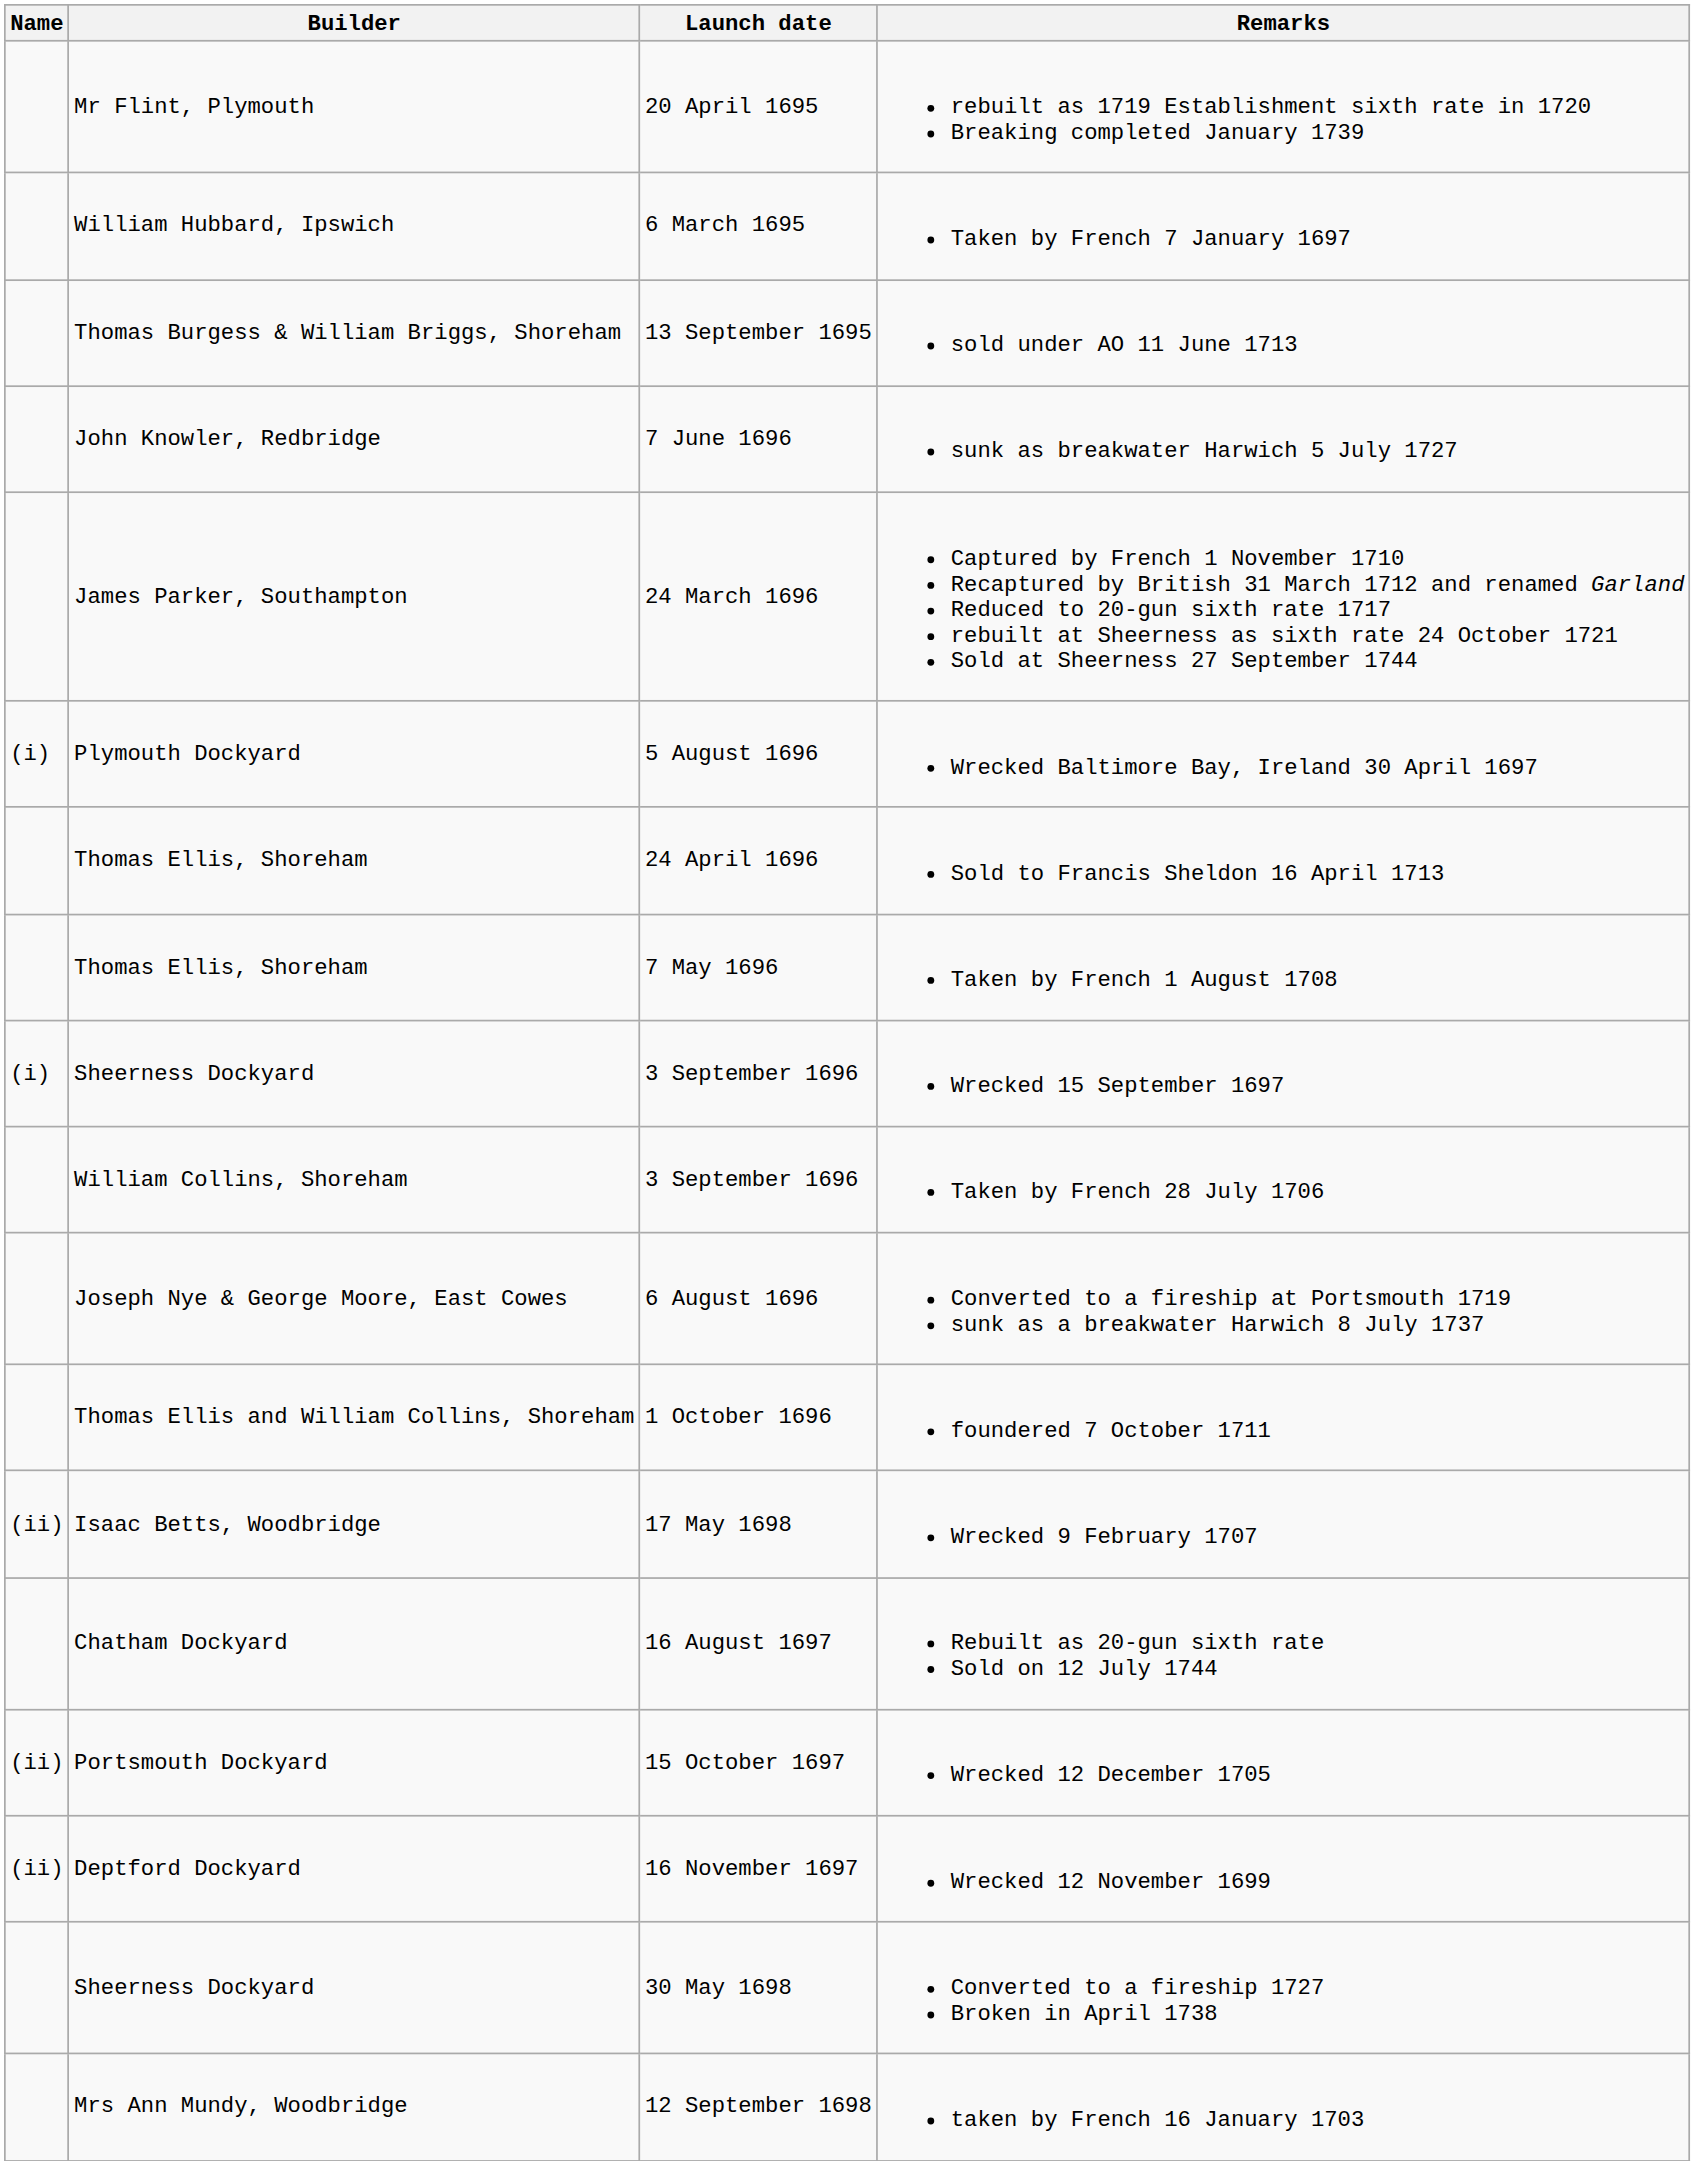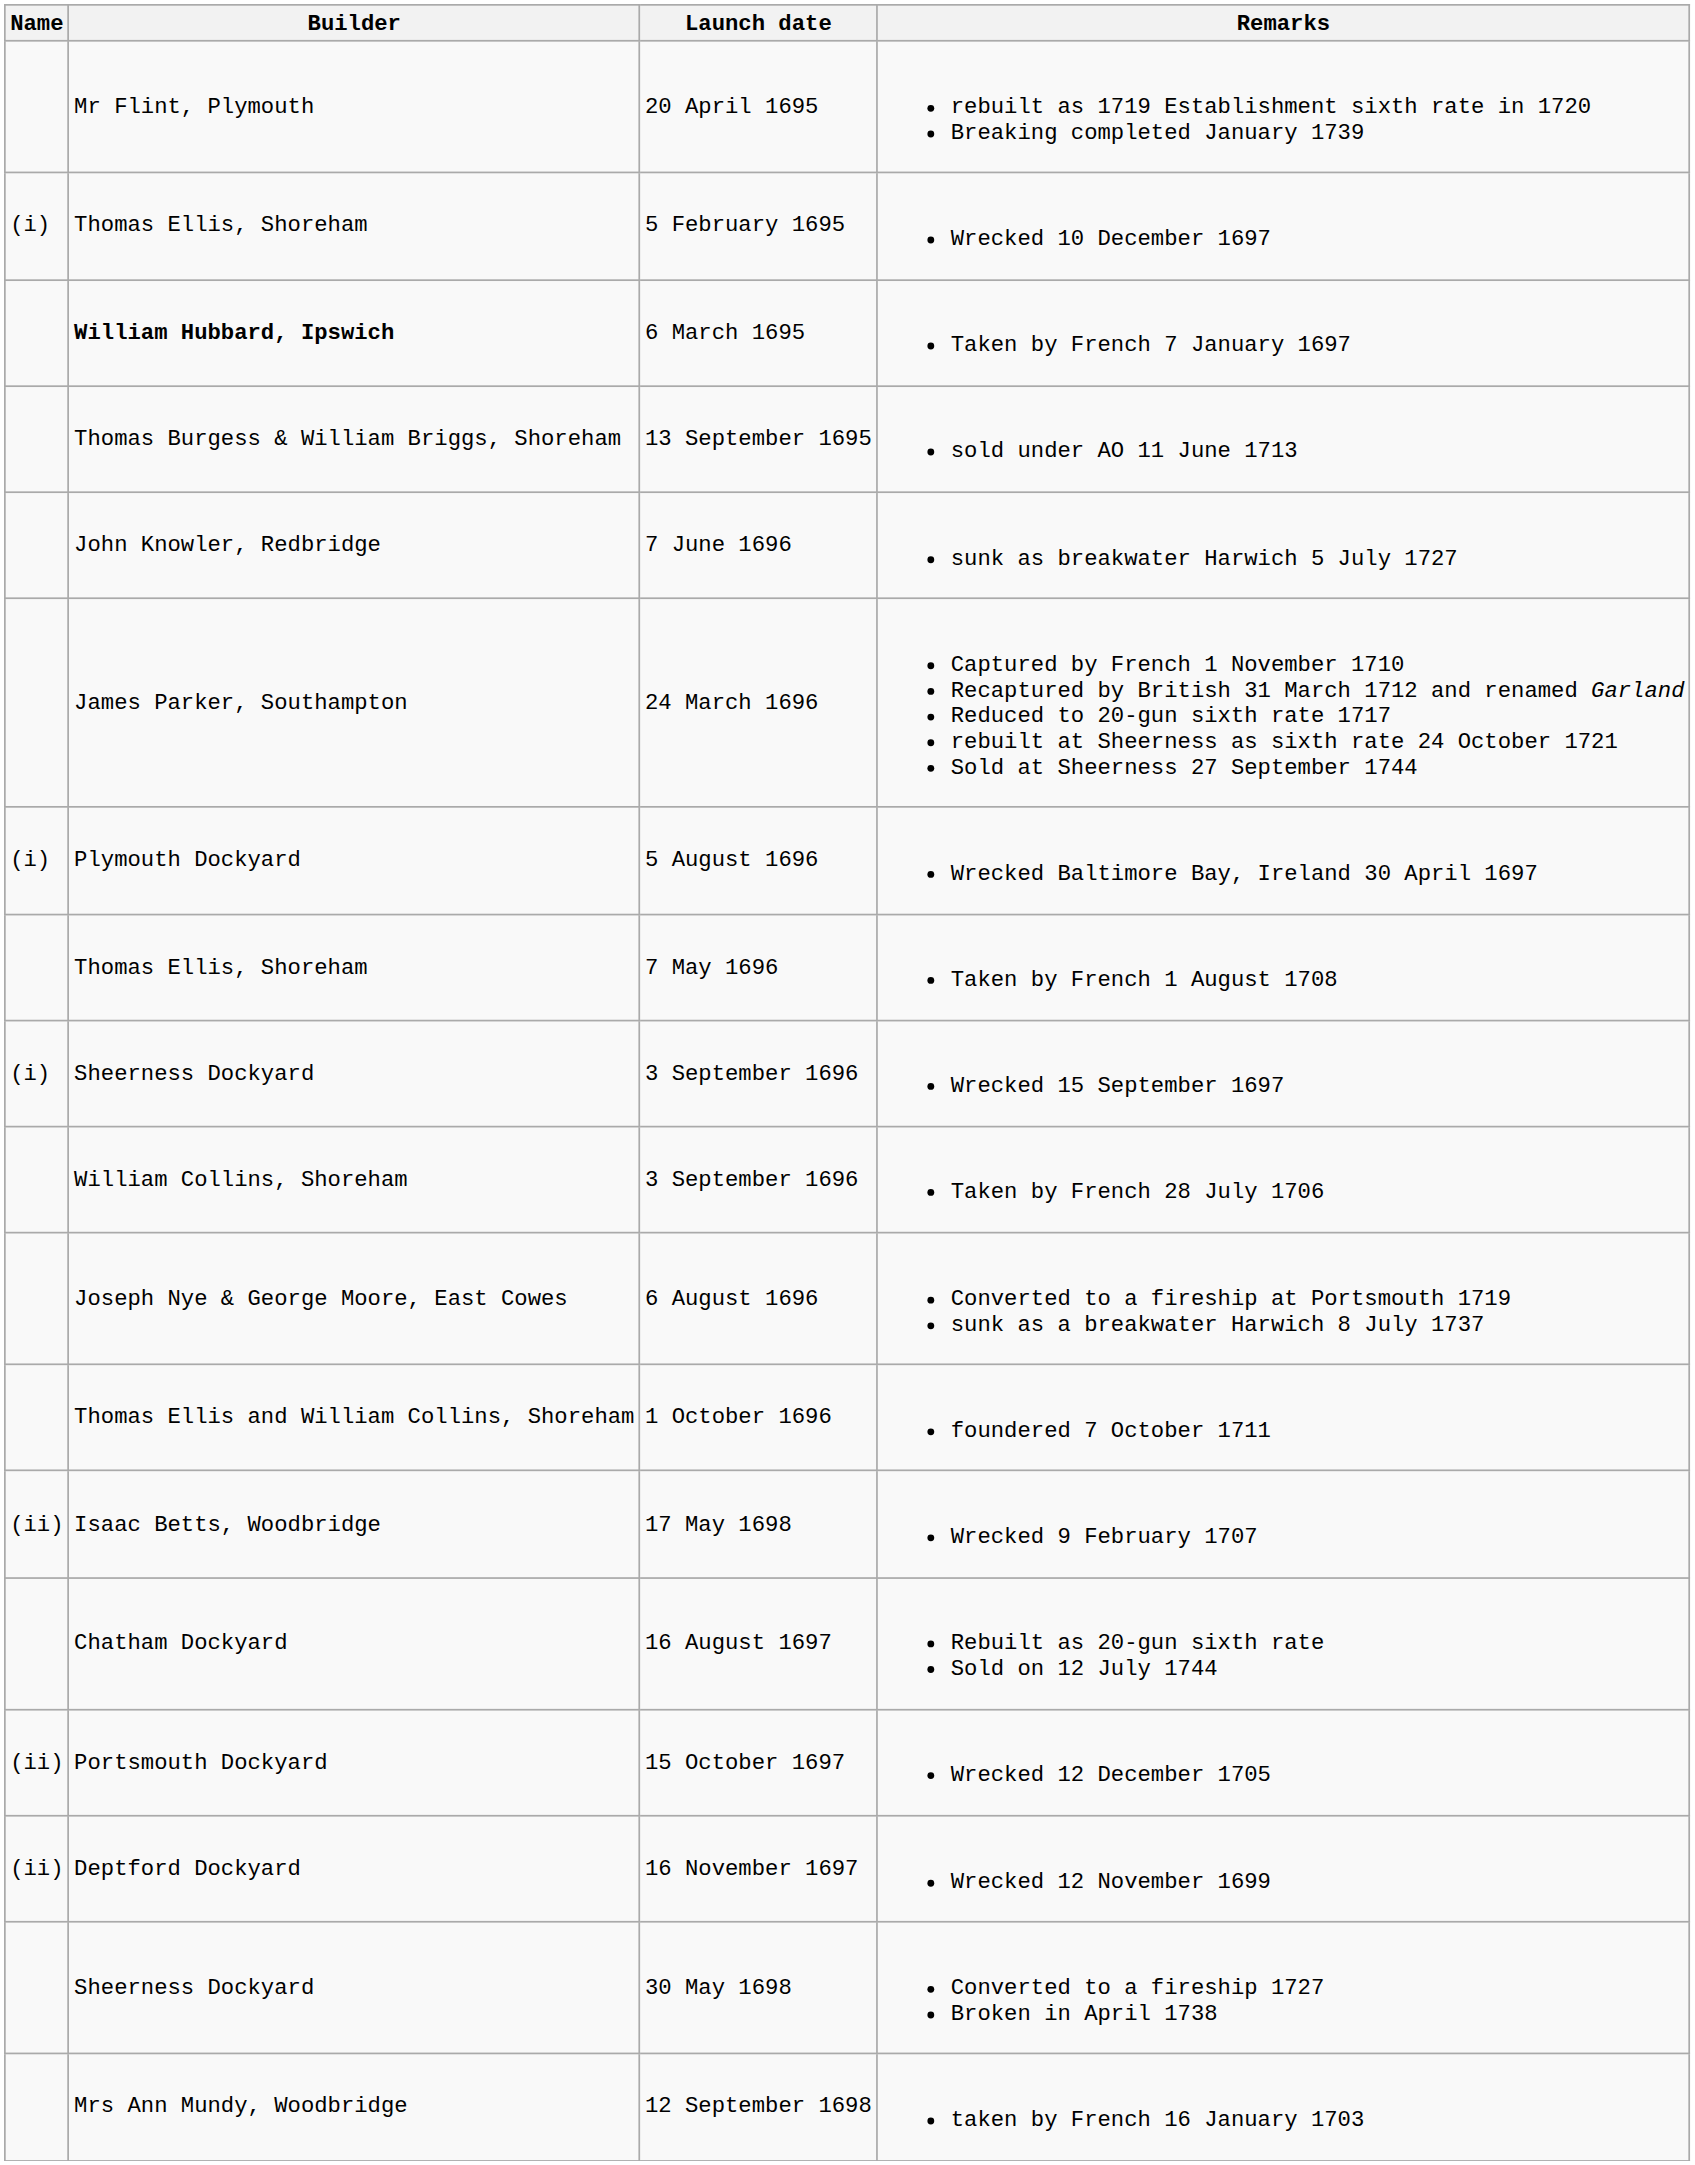+ row: (1283, 239)
(234, 226) normal -> (234, 333) bold
- row: (1283, 873)
